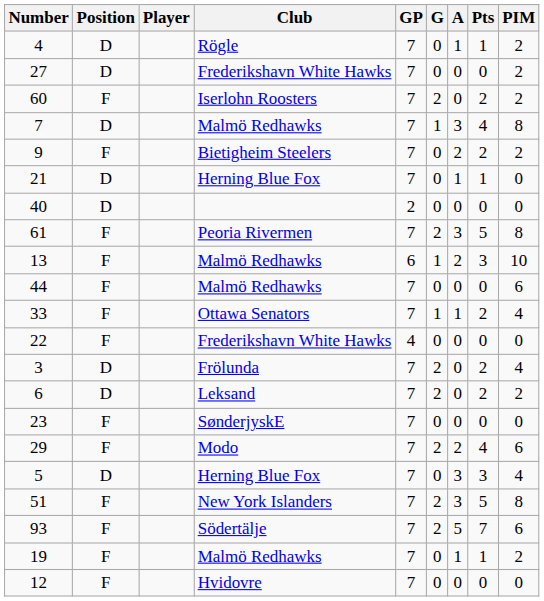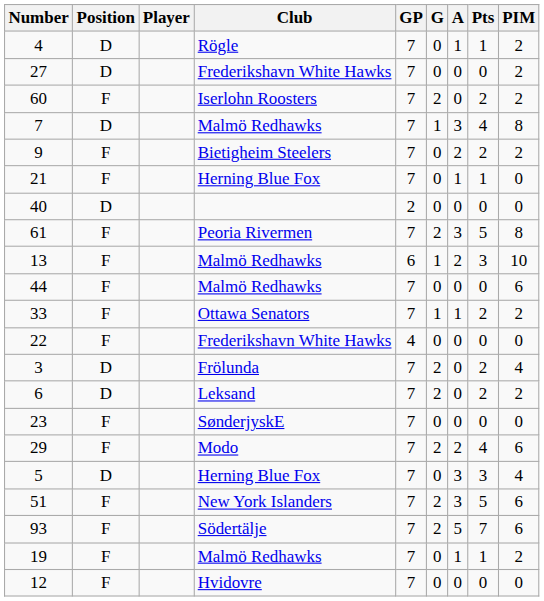(106, 179) D -> (106, 179) F
(519, 313) 4 -> (519, 313) 2
(519, 502) 8 -> (519, 502) 6
